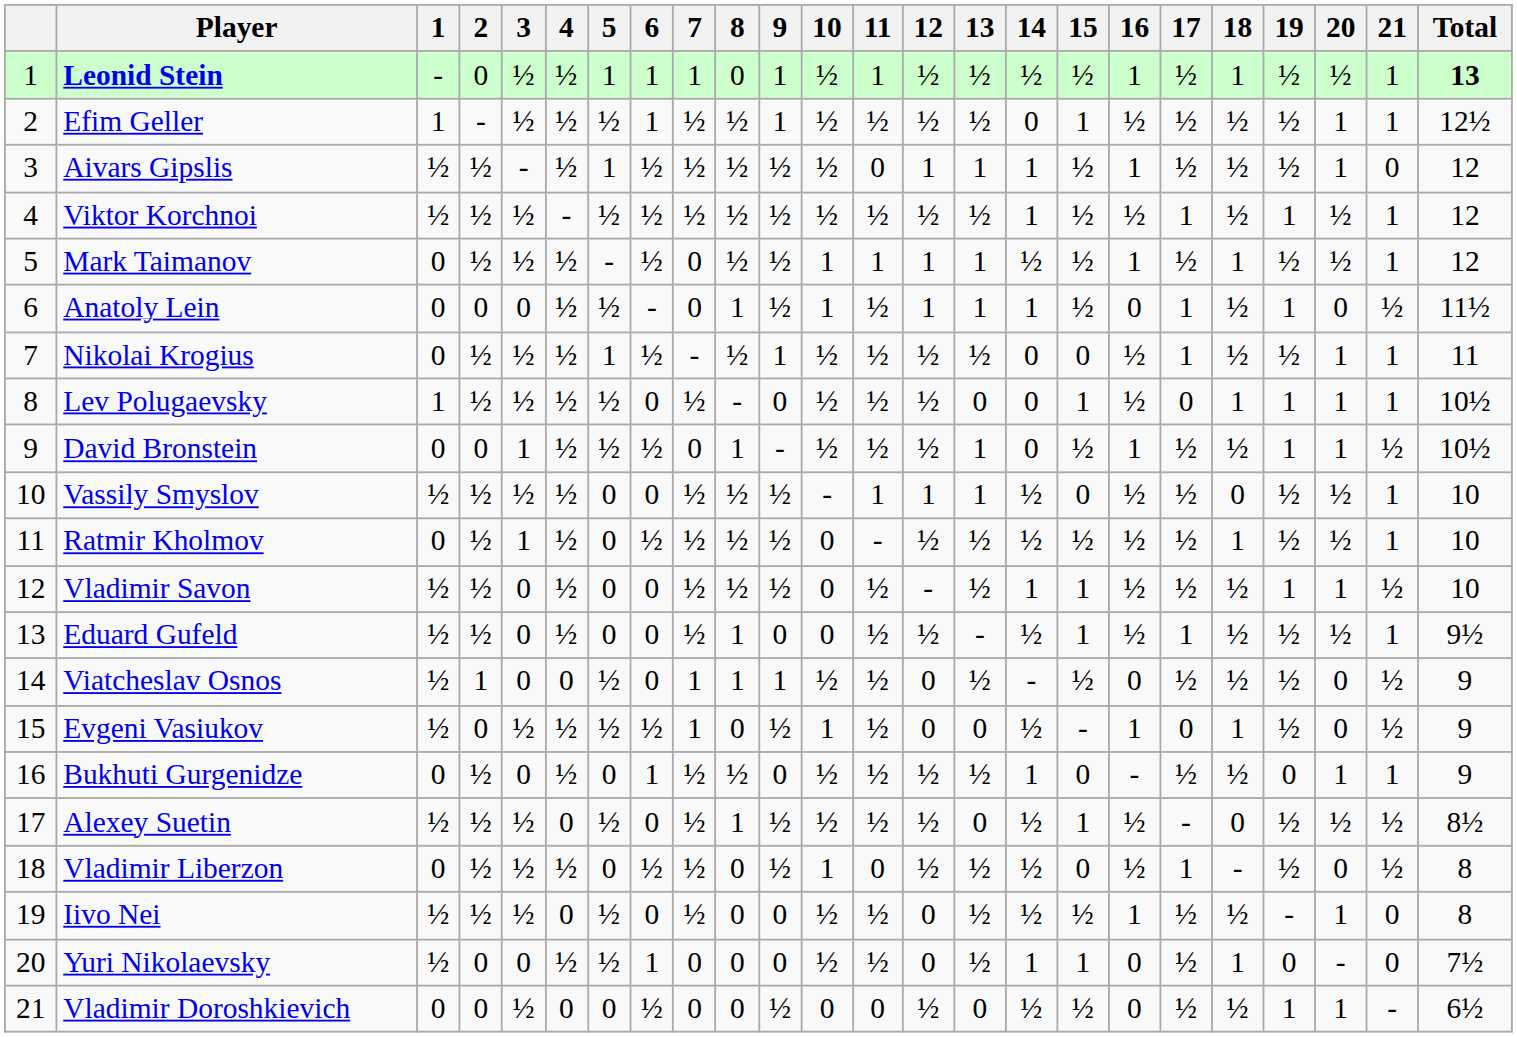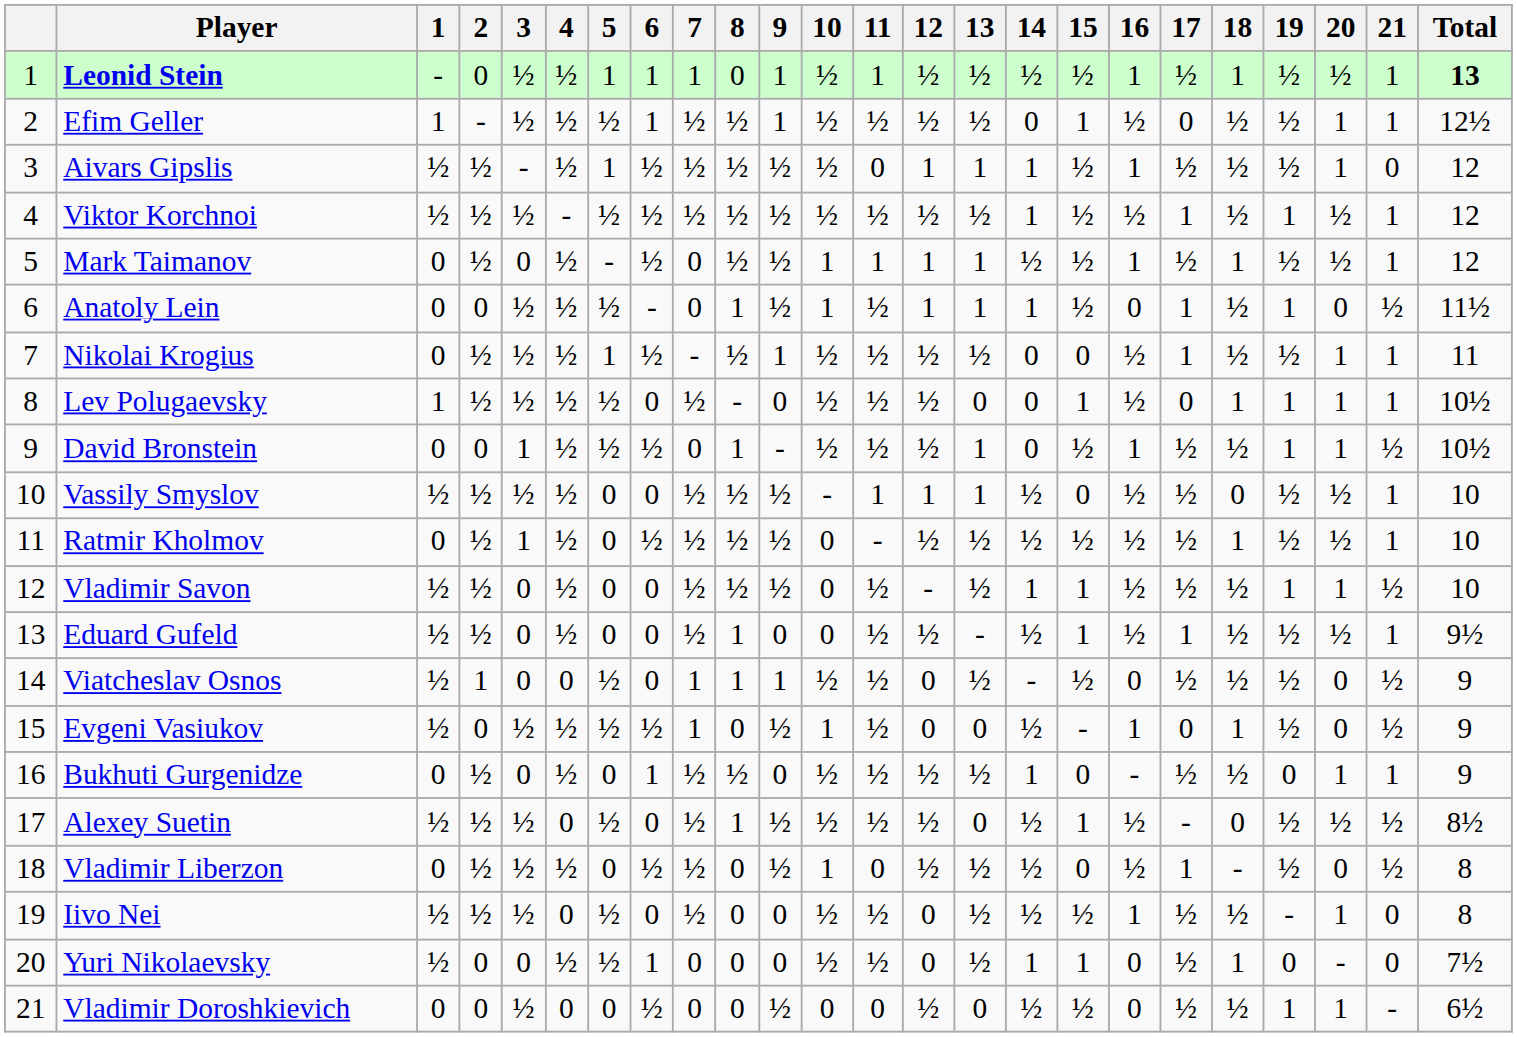(1186, 121) ½ -> (1186, 121) 0
(524, 261) ½ -> (524, 261) 0
(524, 307) 0 -> (524, 307) ½
